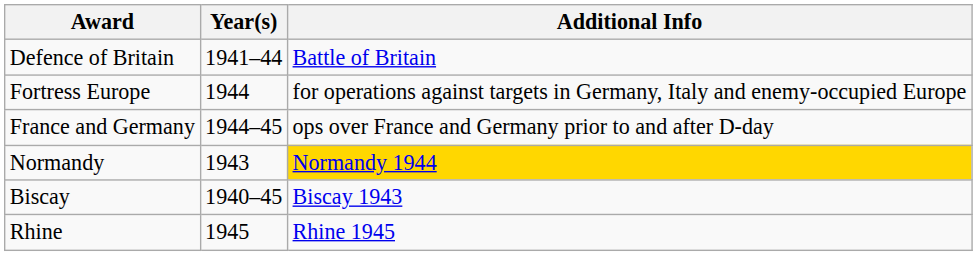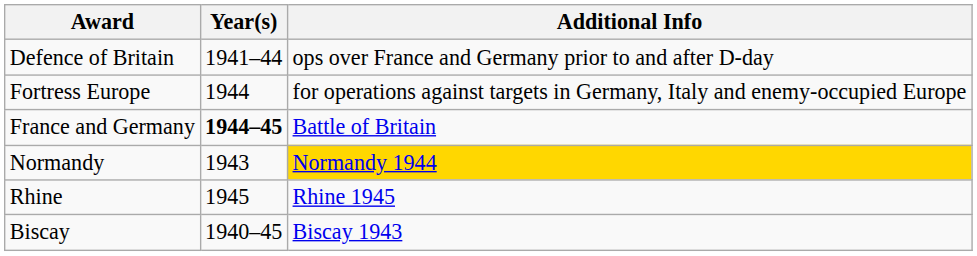(364, 57) Battle of Britain -> (533, 57) ops over France and Germany prior to and after D-day
(244, 127) normal -> (244, 127) bold
(533, 127) ops over France and Germany prior to and after D-day -> (364, 127) Battle of Britain
rows swapped: (36, 232) <-> (40, 197)
